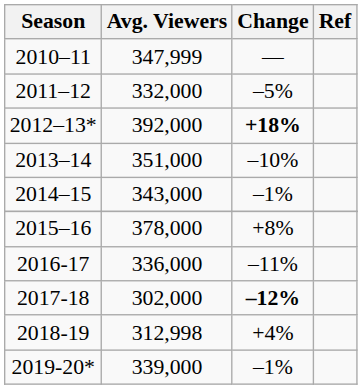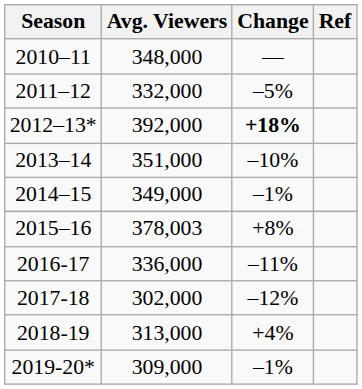(167, 56) 347,999 -> (167, 56) 348,000
(167, 194) 343,000 -> (167, 194) 349,000
(167, 228) 378,000 -> (167, 228) 378,003
(273, 297) bold -> (273, 297) normal
(167, 332) 312,998 -> (167, 332) 313,000
(167, 366) 339,000 -> (167, 366) 309,000
